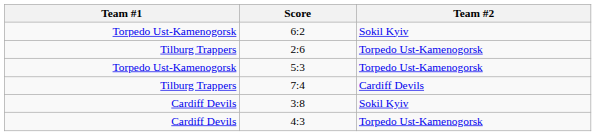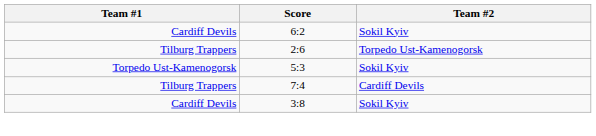(174, 31) Torpedo Ust-Kamenogorsk -> (204, 31) Cardiff Devils
(421, 67) Torpedo Ust-Kamenogorsk -> (384, 67) Sokil Kyiv
- row: (298, 121)
